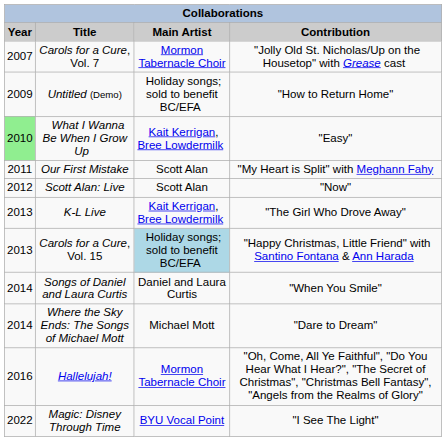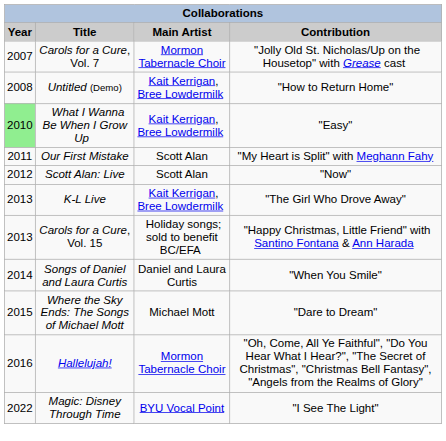(20, 94) 2009 -> (20, 87) 2008
(182, 94) Holiday songs; sold to benefit BC/EFA -> (182, 87) Kait Kerrigan, Bree Lowdermilk
(182, 250) lightblue background -> (182, 237) no background
(20, 325) 2014 -> (20, 312) 2015
